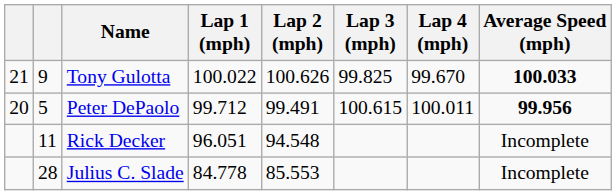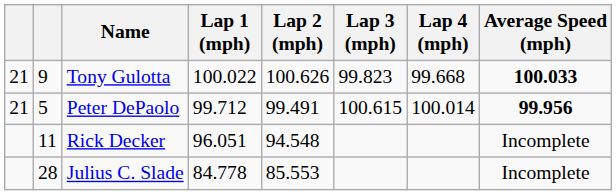(365, 76) 99.825 -> (365, 76) 99.823
(438, 76) 99.670 -> (438, 76) 99.668
(19, 108) 20 -> (19, 108) 21
(443, 108) 100.011 -> (443, 108) 100.014
